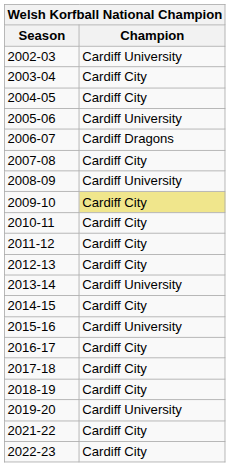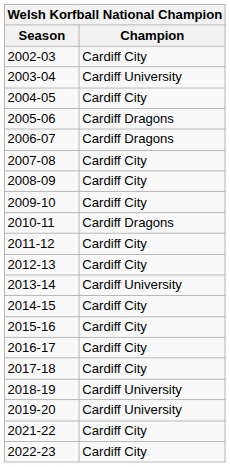(132, 56) Cardiff University -> (115, 56) Cardiff City
(115, 77) Cardiff City -> (132, 77) Cardiff University
(132, 118) Cardiff University -> (128, 118) Cardiff Dragons
(132, 181) Cardiff University -> (115, 181) Cardiff City
(115, 202) khaki background -> (115, 202) no background
(115, 222) Cardiff City -> (128, 222) Cardiff Dragons
(132, 327) Cardiff University -> (115, 327) Cardiff City
(115, 389) Cardiff City -> (132, 389) Cardiff University
